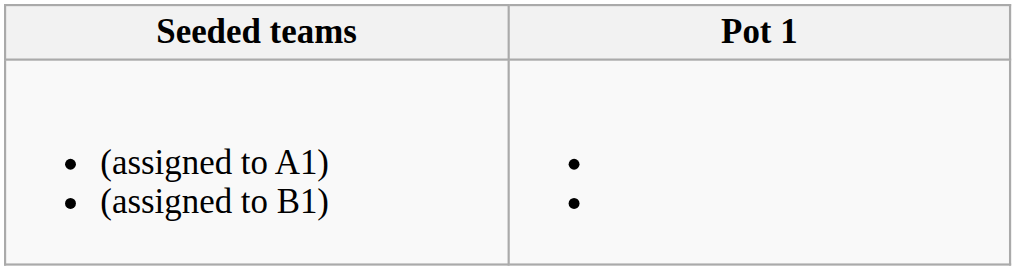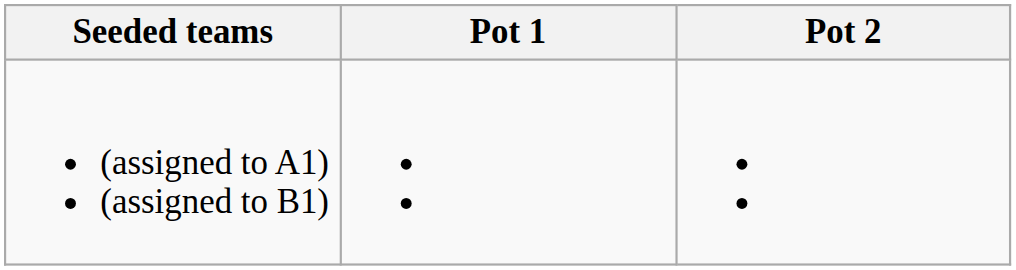+ column: (843, 32)
